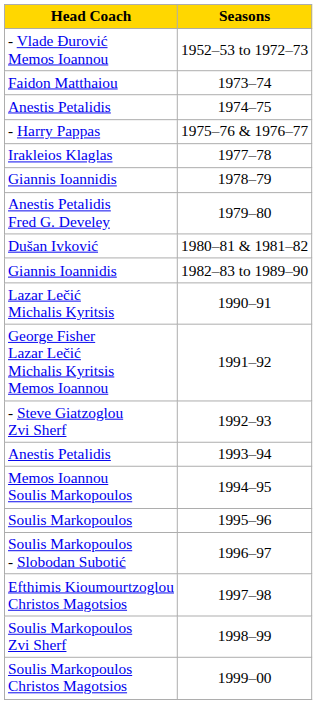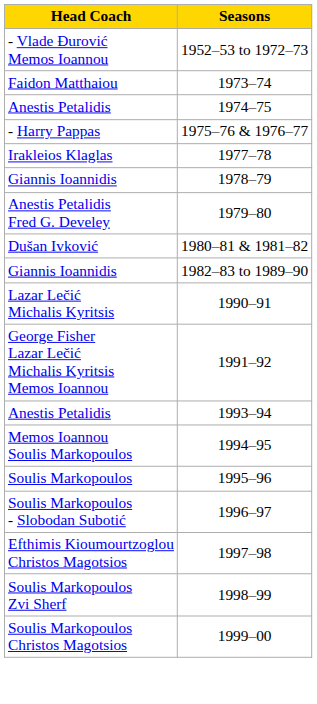- row: (245, 421)
